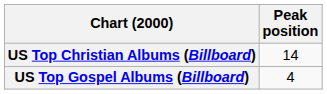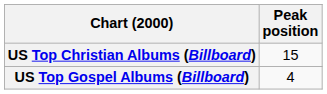(290, 54) 14 -> (290, 54) 15
